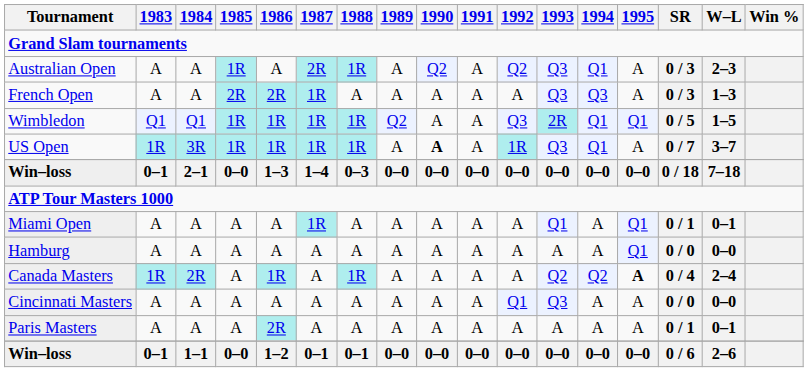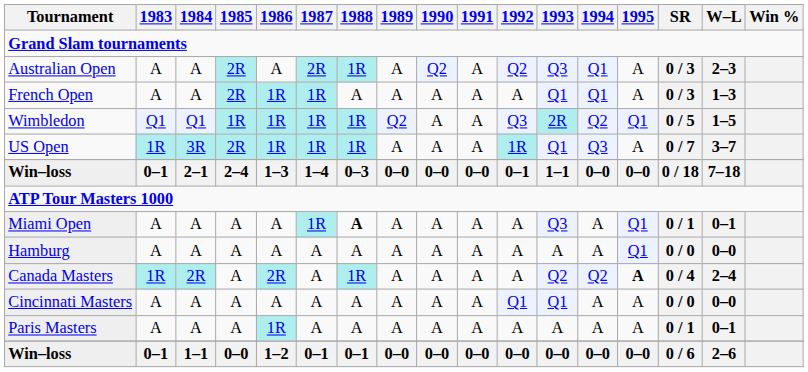(236, 69) 1R -> (236, 69) 2R
(276, 95) 2R -> (276, 95) 1R
(557, 95) Q3 -> (557, 95) Q1
(598, 95) Q3 -> (598, 95) Q1
(598, 120) Q1 -> (598, 120) Q2
(236, 146) 1R -> (236, 146) 2R
(437, 146) bold -> (437, 146) normal
(557, 146) Q3 -> (557, 146) Q1
(598, 146) Q1 -> (598, 146) Q3
(236, 172) 0–0 -> (236, 172) 2–4
(517, 172) 0–0 -> (517, 172) 0–1
(557, 172) 0–0 -> (557, 172) 1–1
(357, 224) normal -> (357, 224) bold
(557, 224) Q1 -> (557, 224) Q3
(276, 276) 1R -> (276, 276) 2R
(557, 302) Q3 -> (557, 302) Q1
(276, 328) 2R -> (276, 328) 1R
